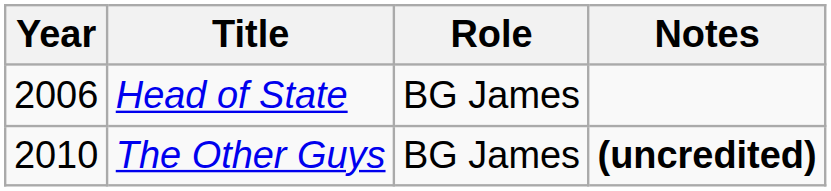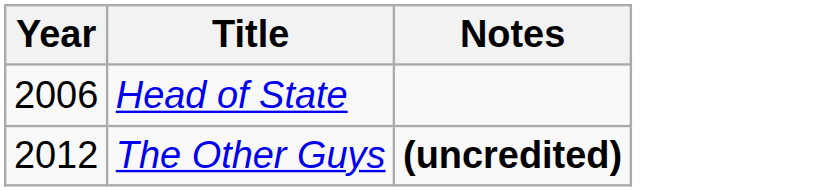- column: (491, 34)
(56, 154) 2010 -> (56, 154) 2012
